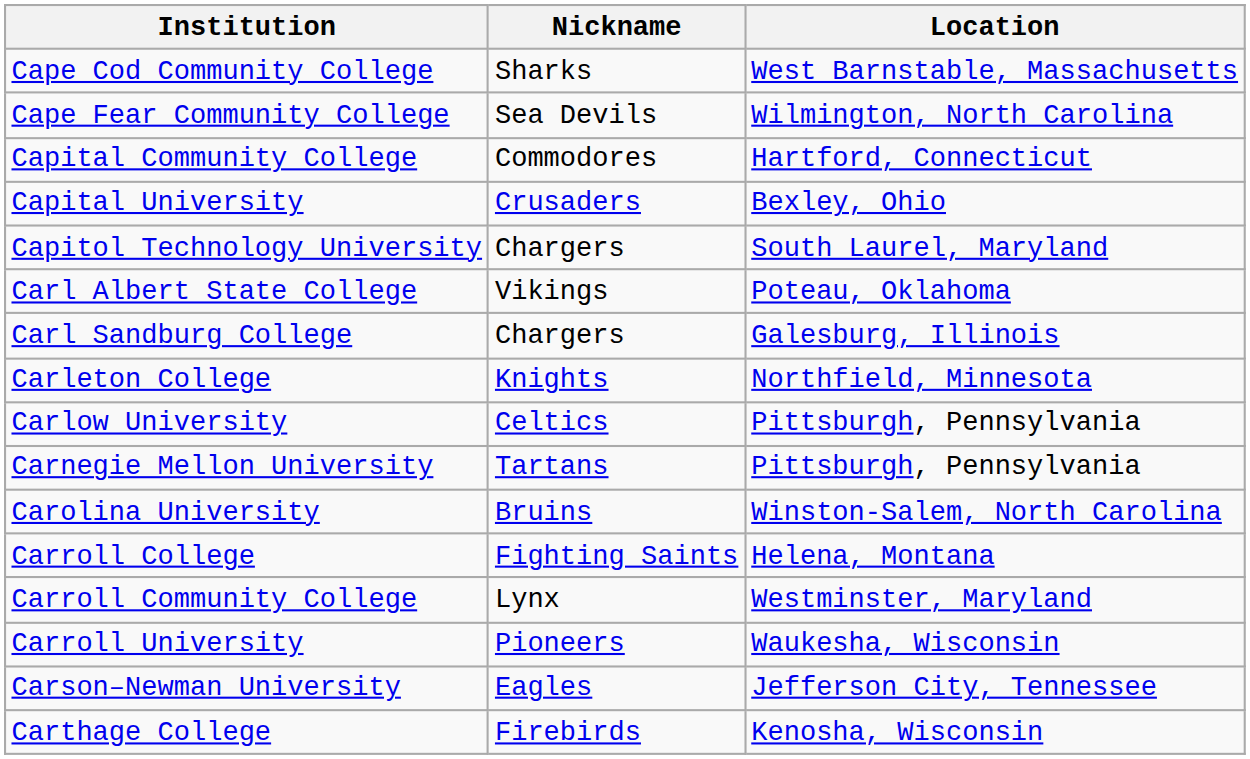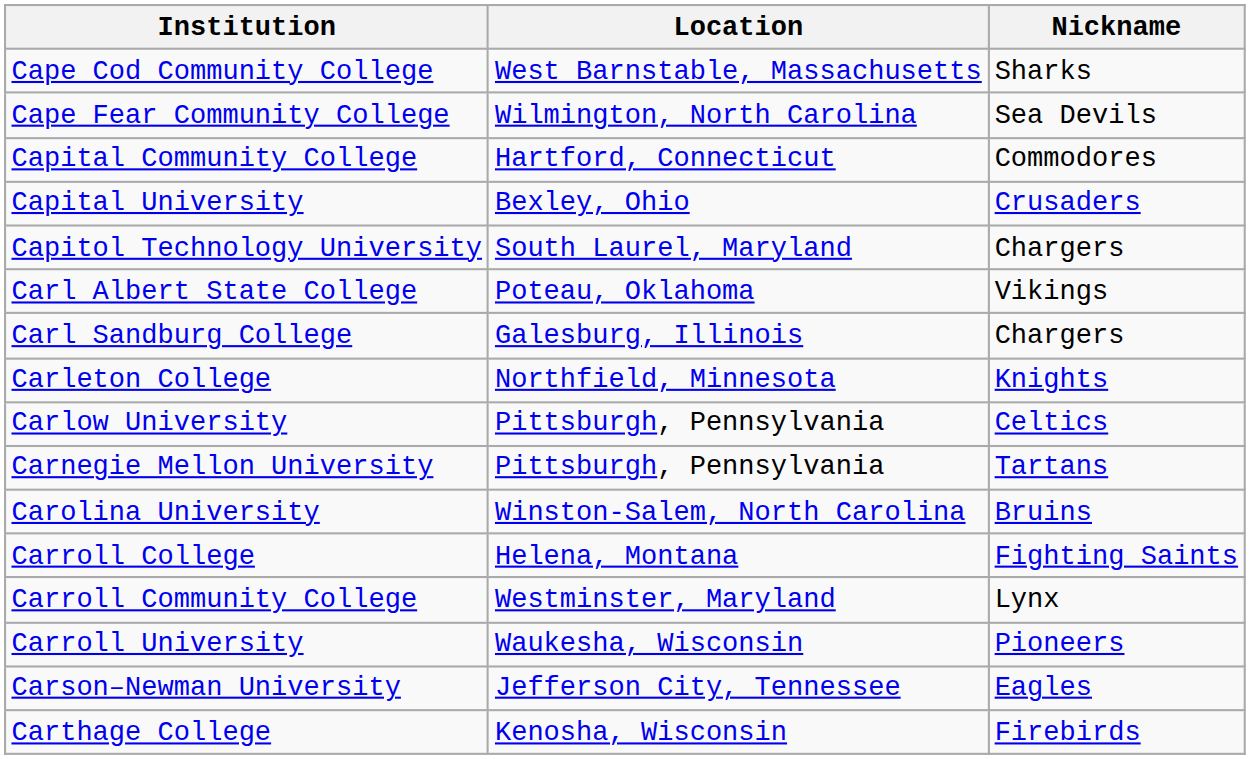columns swapped: (617, 27) <-> (995, 27)
